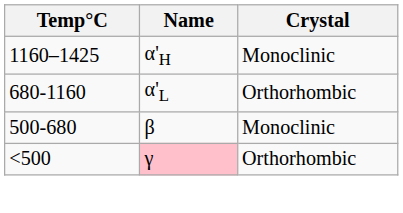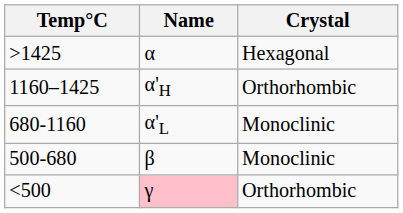+ row: (35, 52)
(289, 55) Monoclinic -> (299, 87) Orthorhombic
(299, 92) Orthorhombic -> (289, 124) Monoclinic
